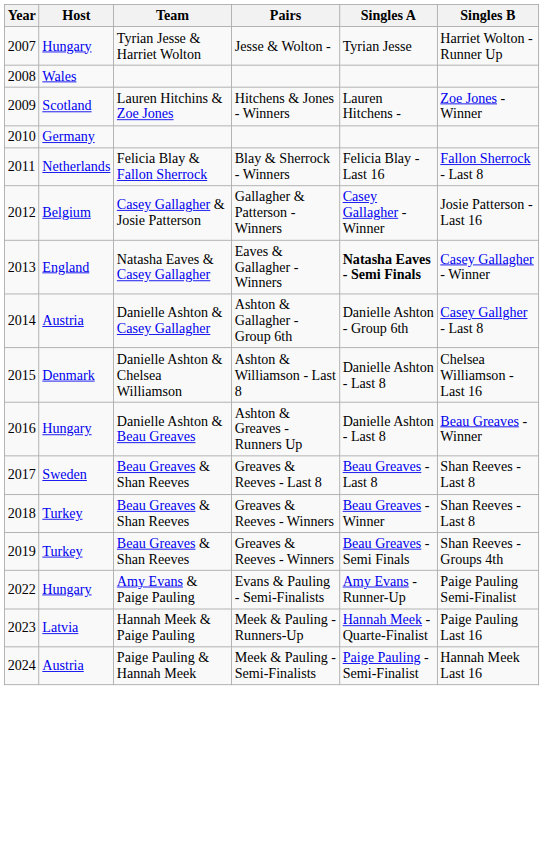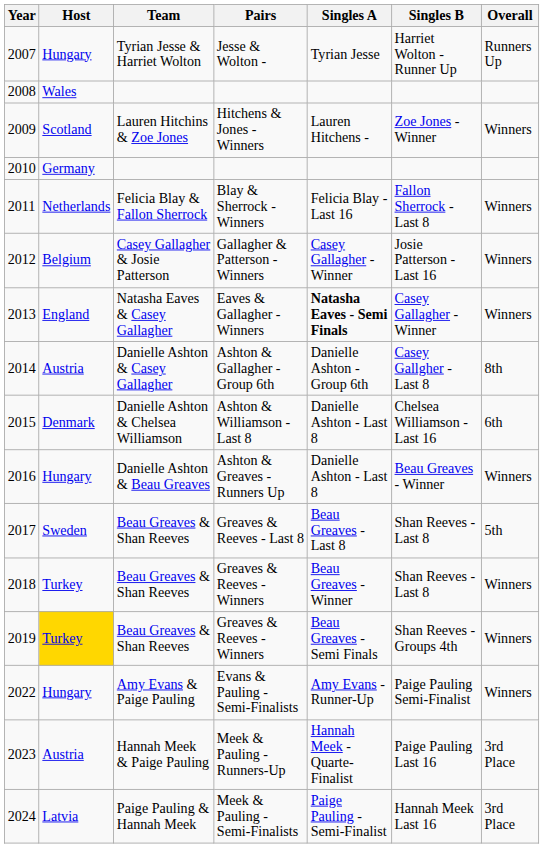+ column: (510, 15)
(62, 551) no background -> (62, 638) gold background
(60, 627) Latvia -> (63, 754) Austria
(63, 665) Austria -> (60, 816) Latvia
